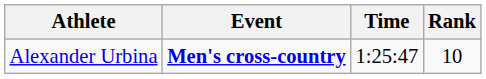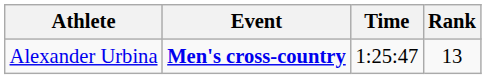(452, 55) 10 -> (452, 55) 13
